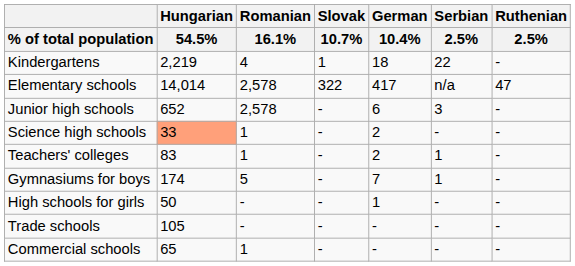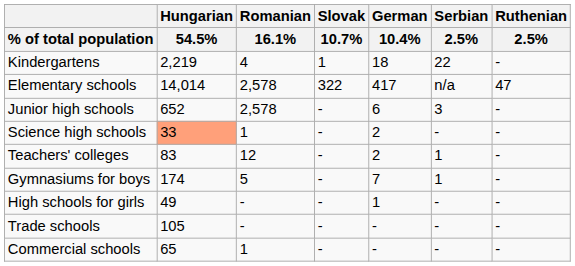(244, 156) 1 -> (248, 156) 12
(168, 202) 50 -> (168, 202) 49
